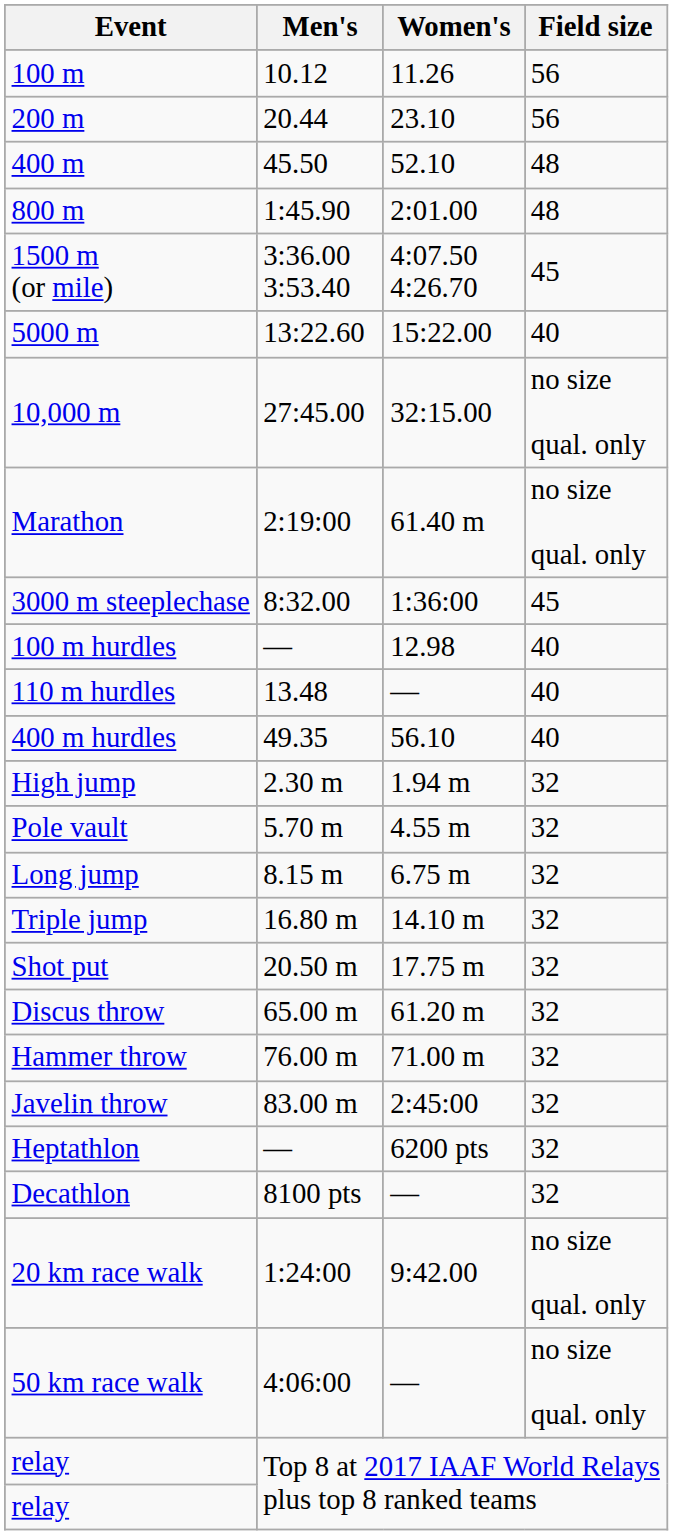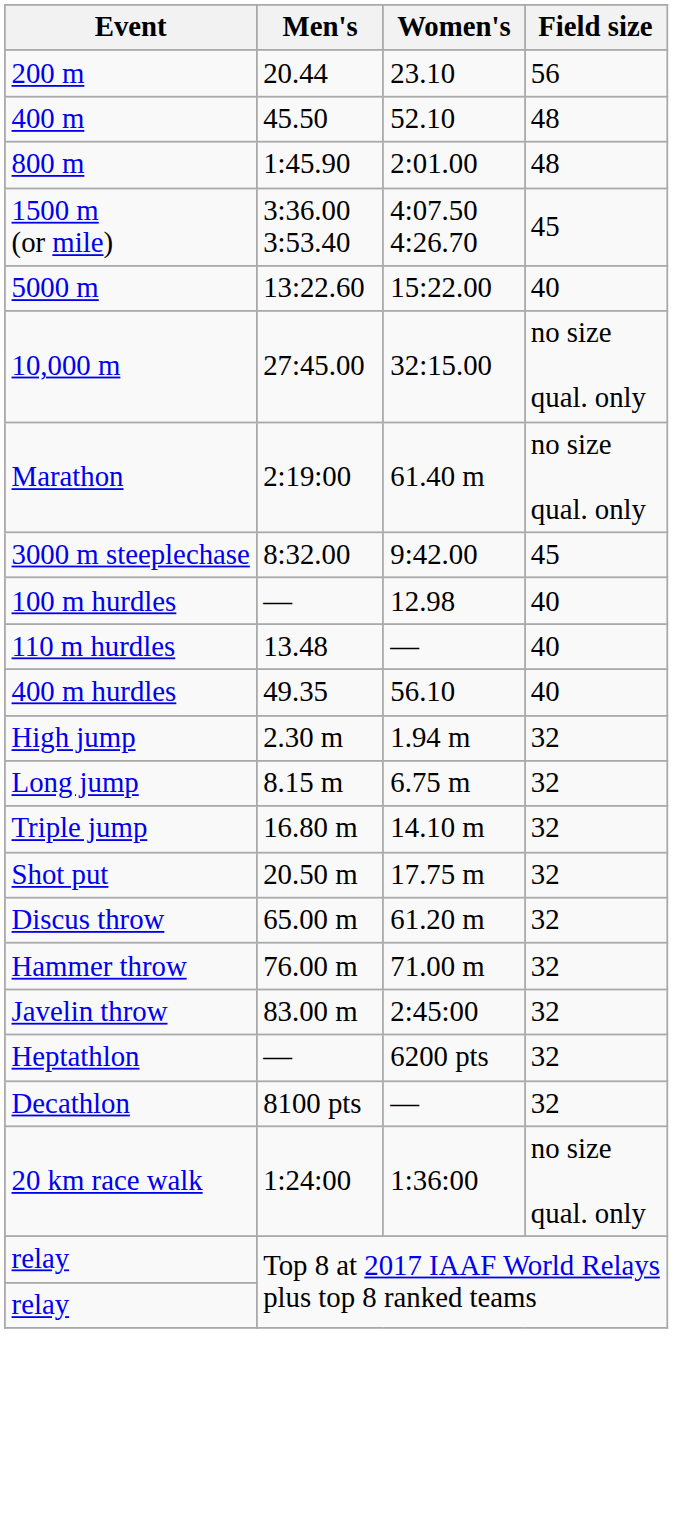- row: (48, 73)
(434, 600) 1:36:00 -> (434, 554) 9:42.00
- row: (70, 828)
(434, 1272) 9:42.00 -> (434, 1180) 1:36:00
- row: (107, 1382)
